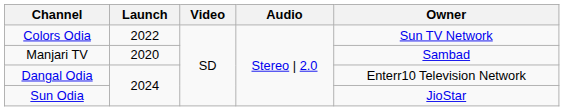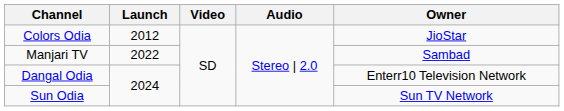(145, 35) 2022 -> (145, 35) 2012
(446, 35) Sun TV Network -> (446, 35) JioStar
(145, 55) 2020 -> (145, 55) 2022
(446, 96) JioStar -> (446, 96) Sun TV Network
